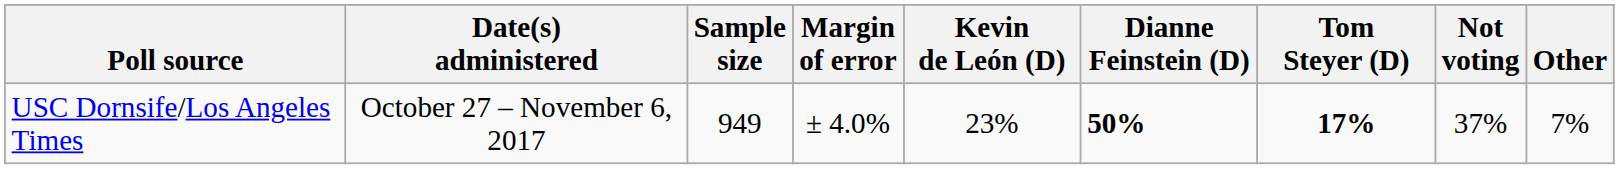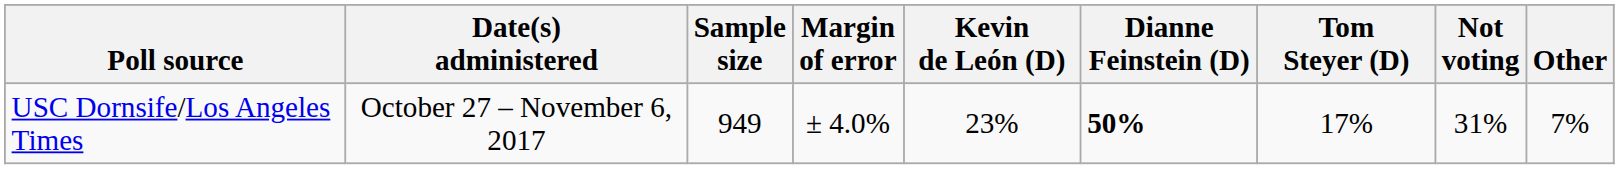(1346, 122) bold -> (1346, 122) normal
(1481, 122) 37% -> (1481, 122) 31%
